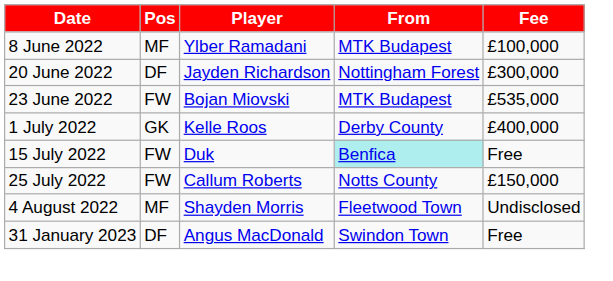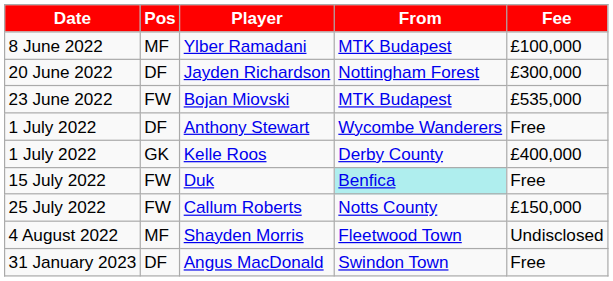+ row: (247, 127)
